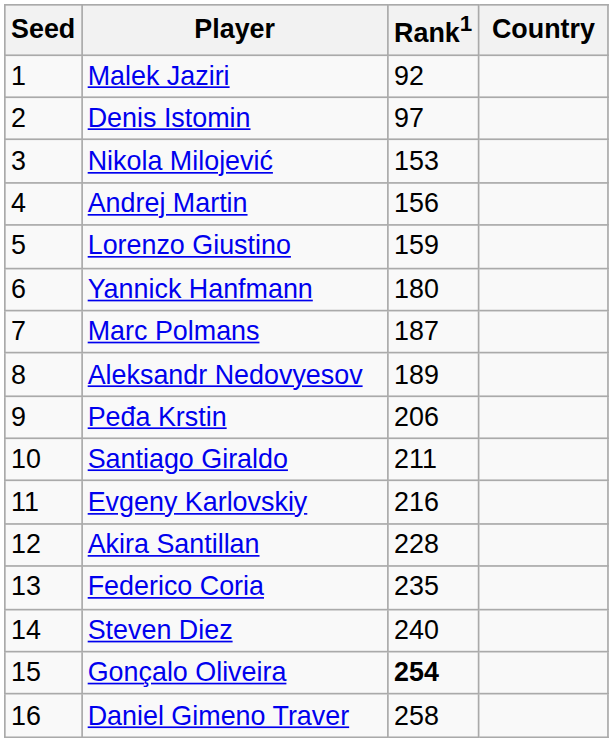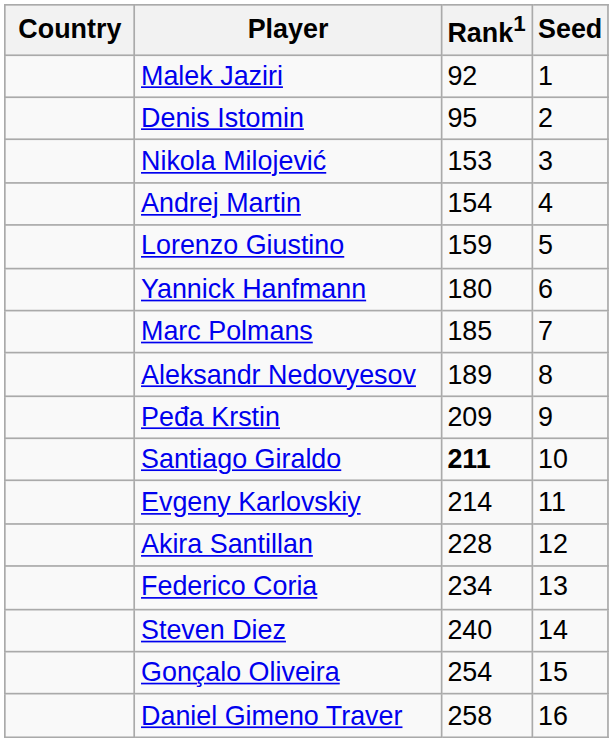columns swapped: (543, 29) <-> (43, 29)
(409, 118) 97 -> (462, 118) 95
(417, 203) 156 -> (470, 203) 154
(417, 331) 187 -> (470, 331) 185
(417, 416) 206 -> (470, 416) 209
(416, 459) normal -> (469, 459) bold
(417, 502) 216 -> (470, 502) 214
(417, 587) 235 -> (470, 587) 234
(417, 672) bold -> (470, 672) normal
